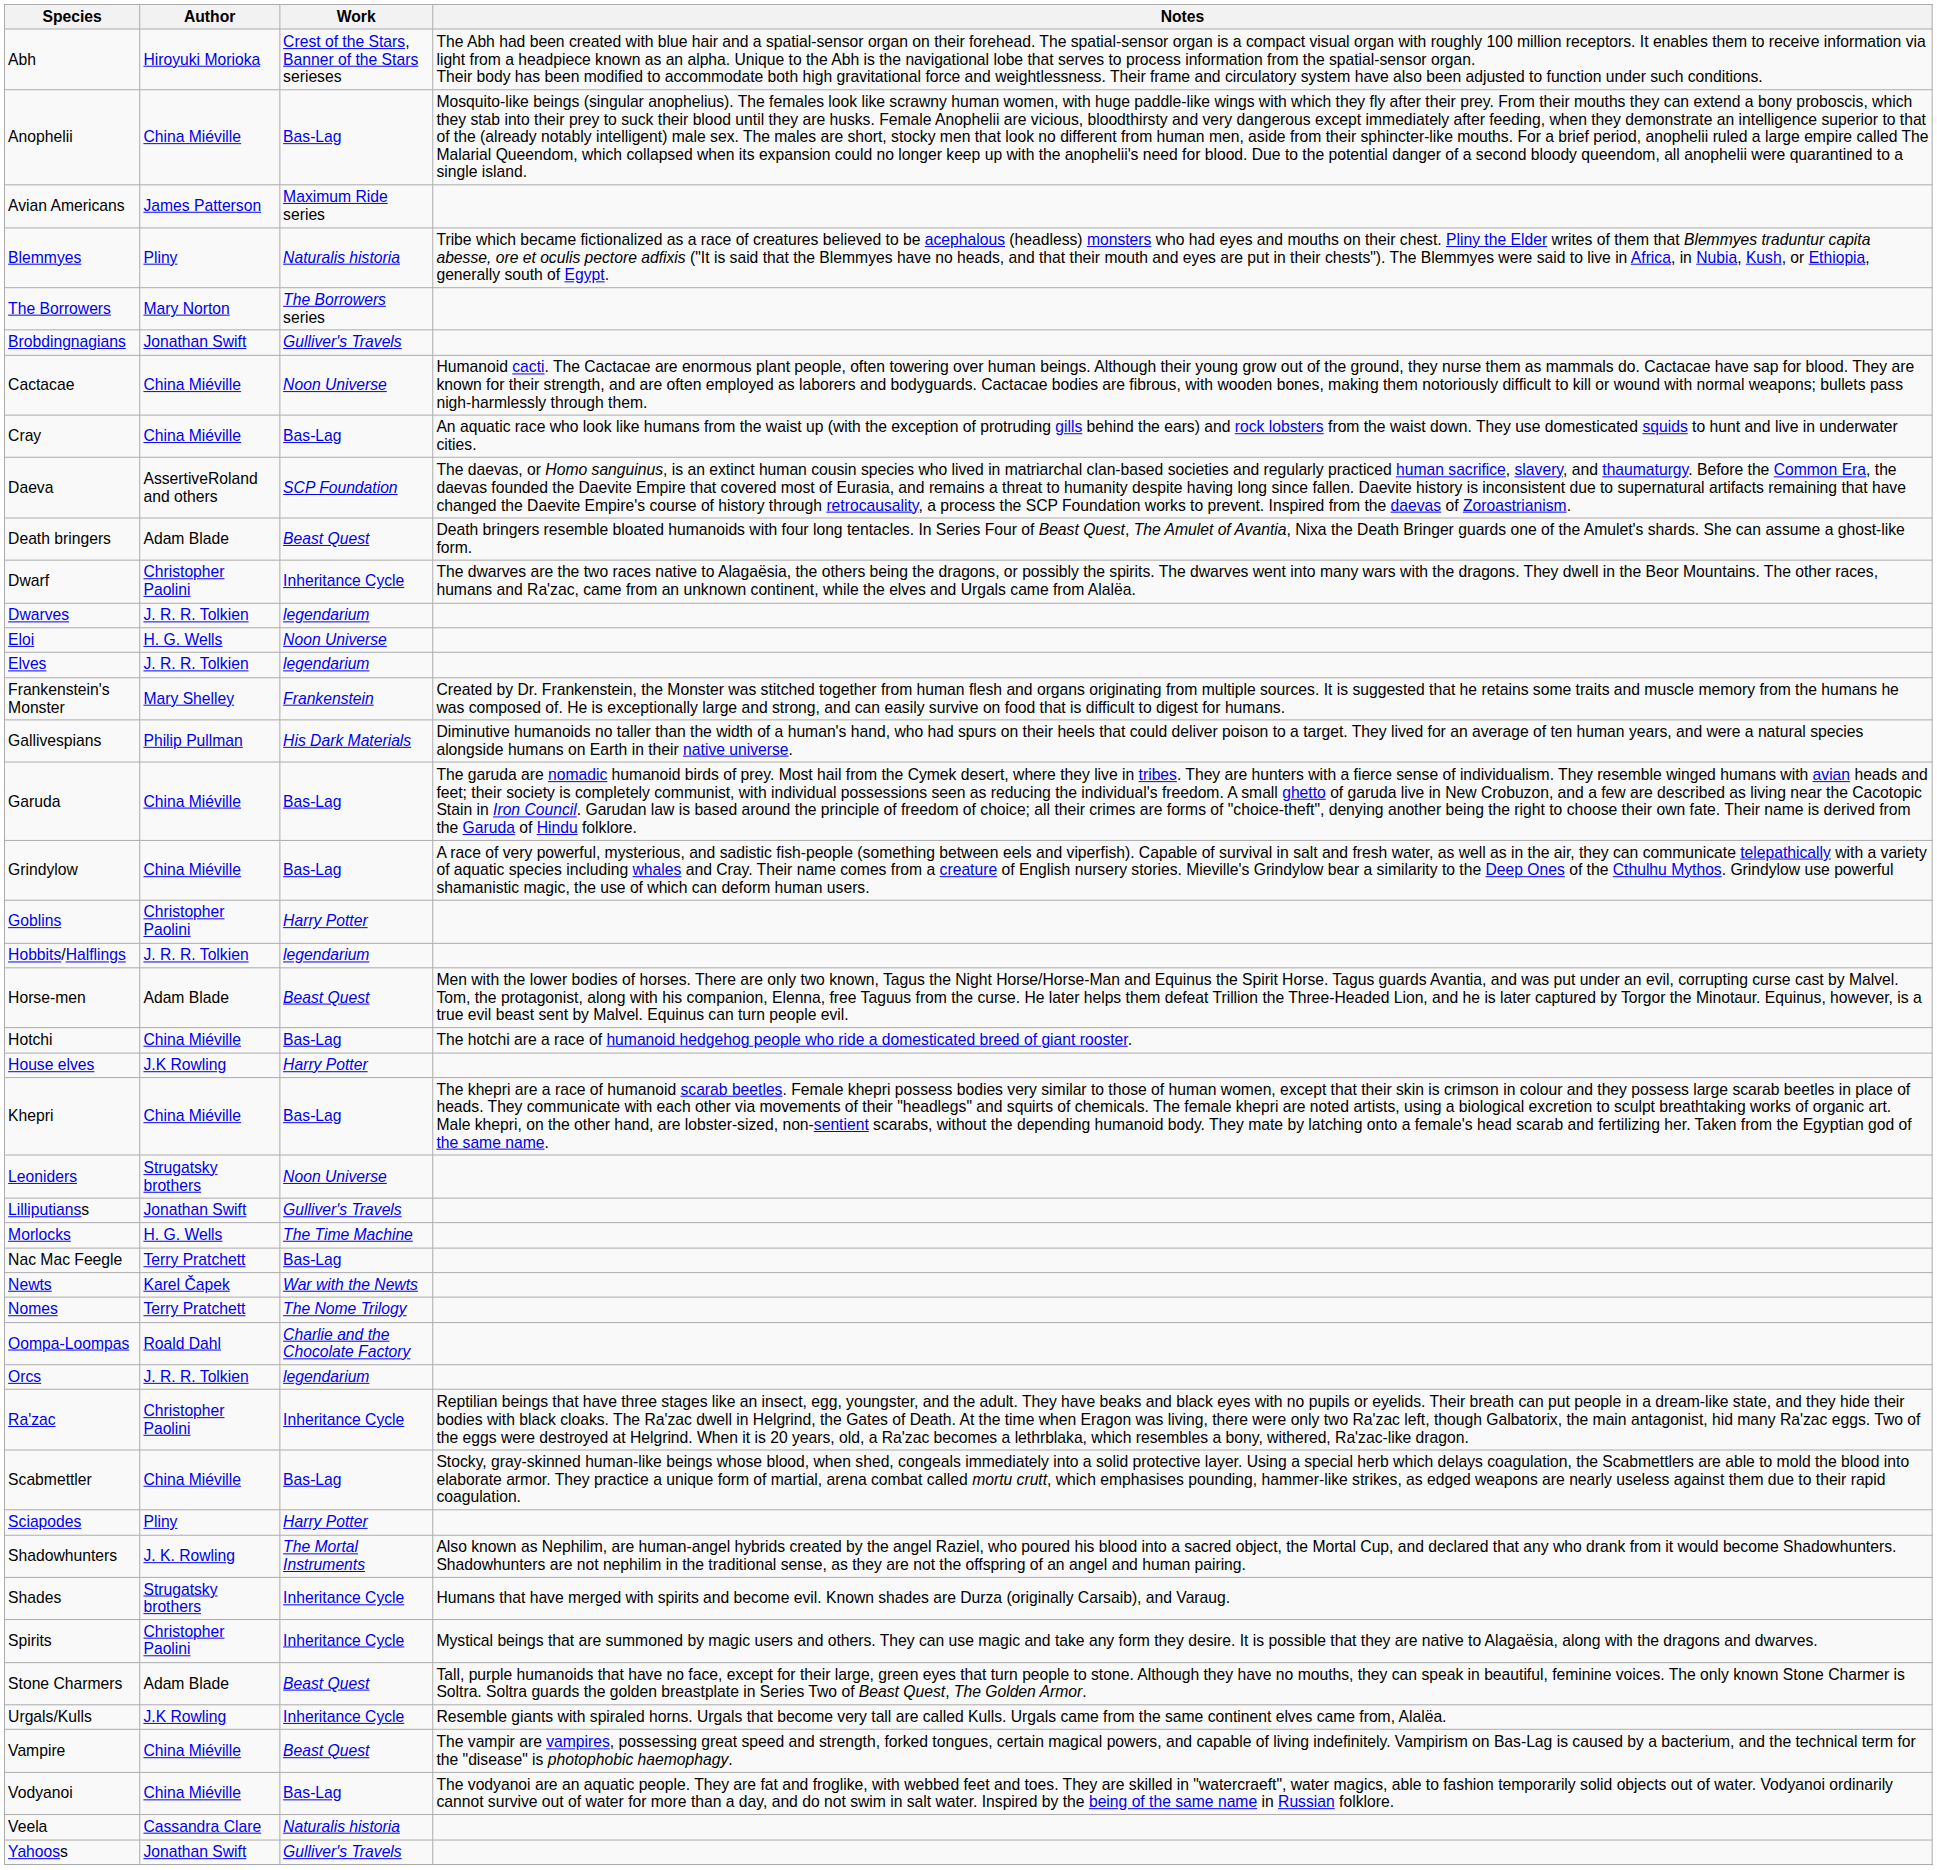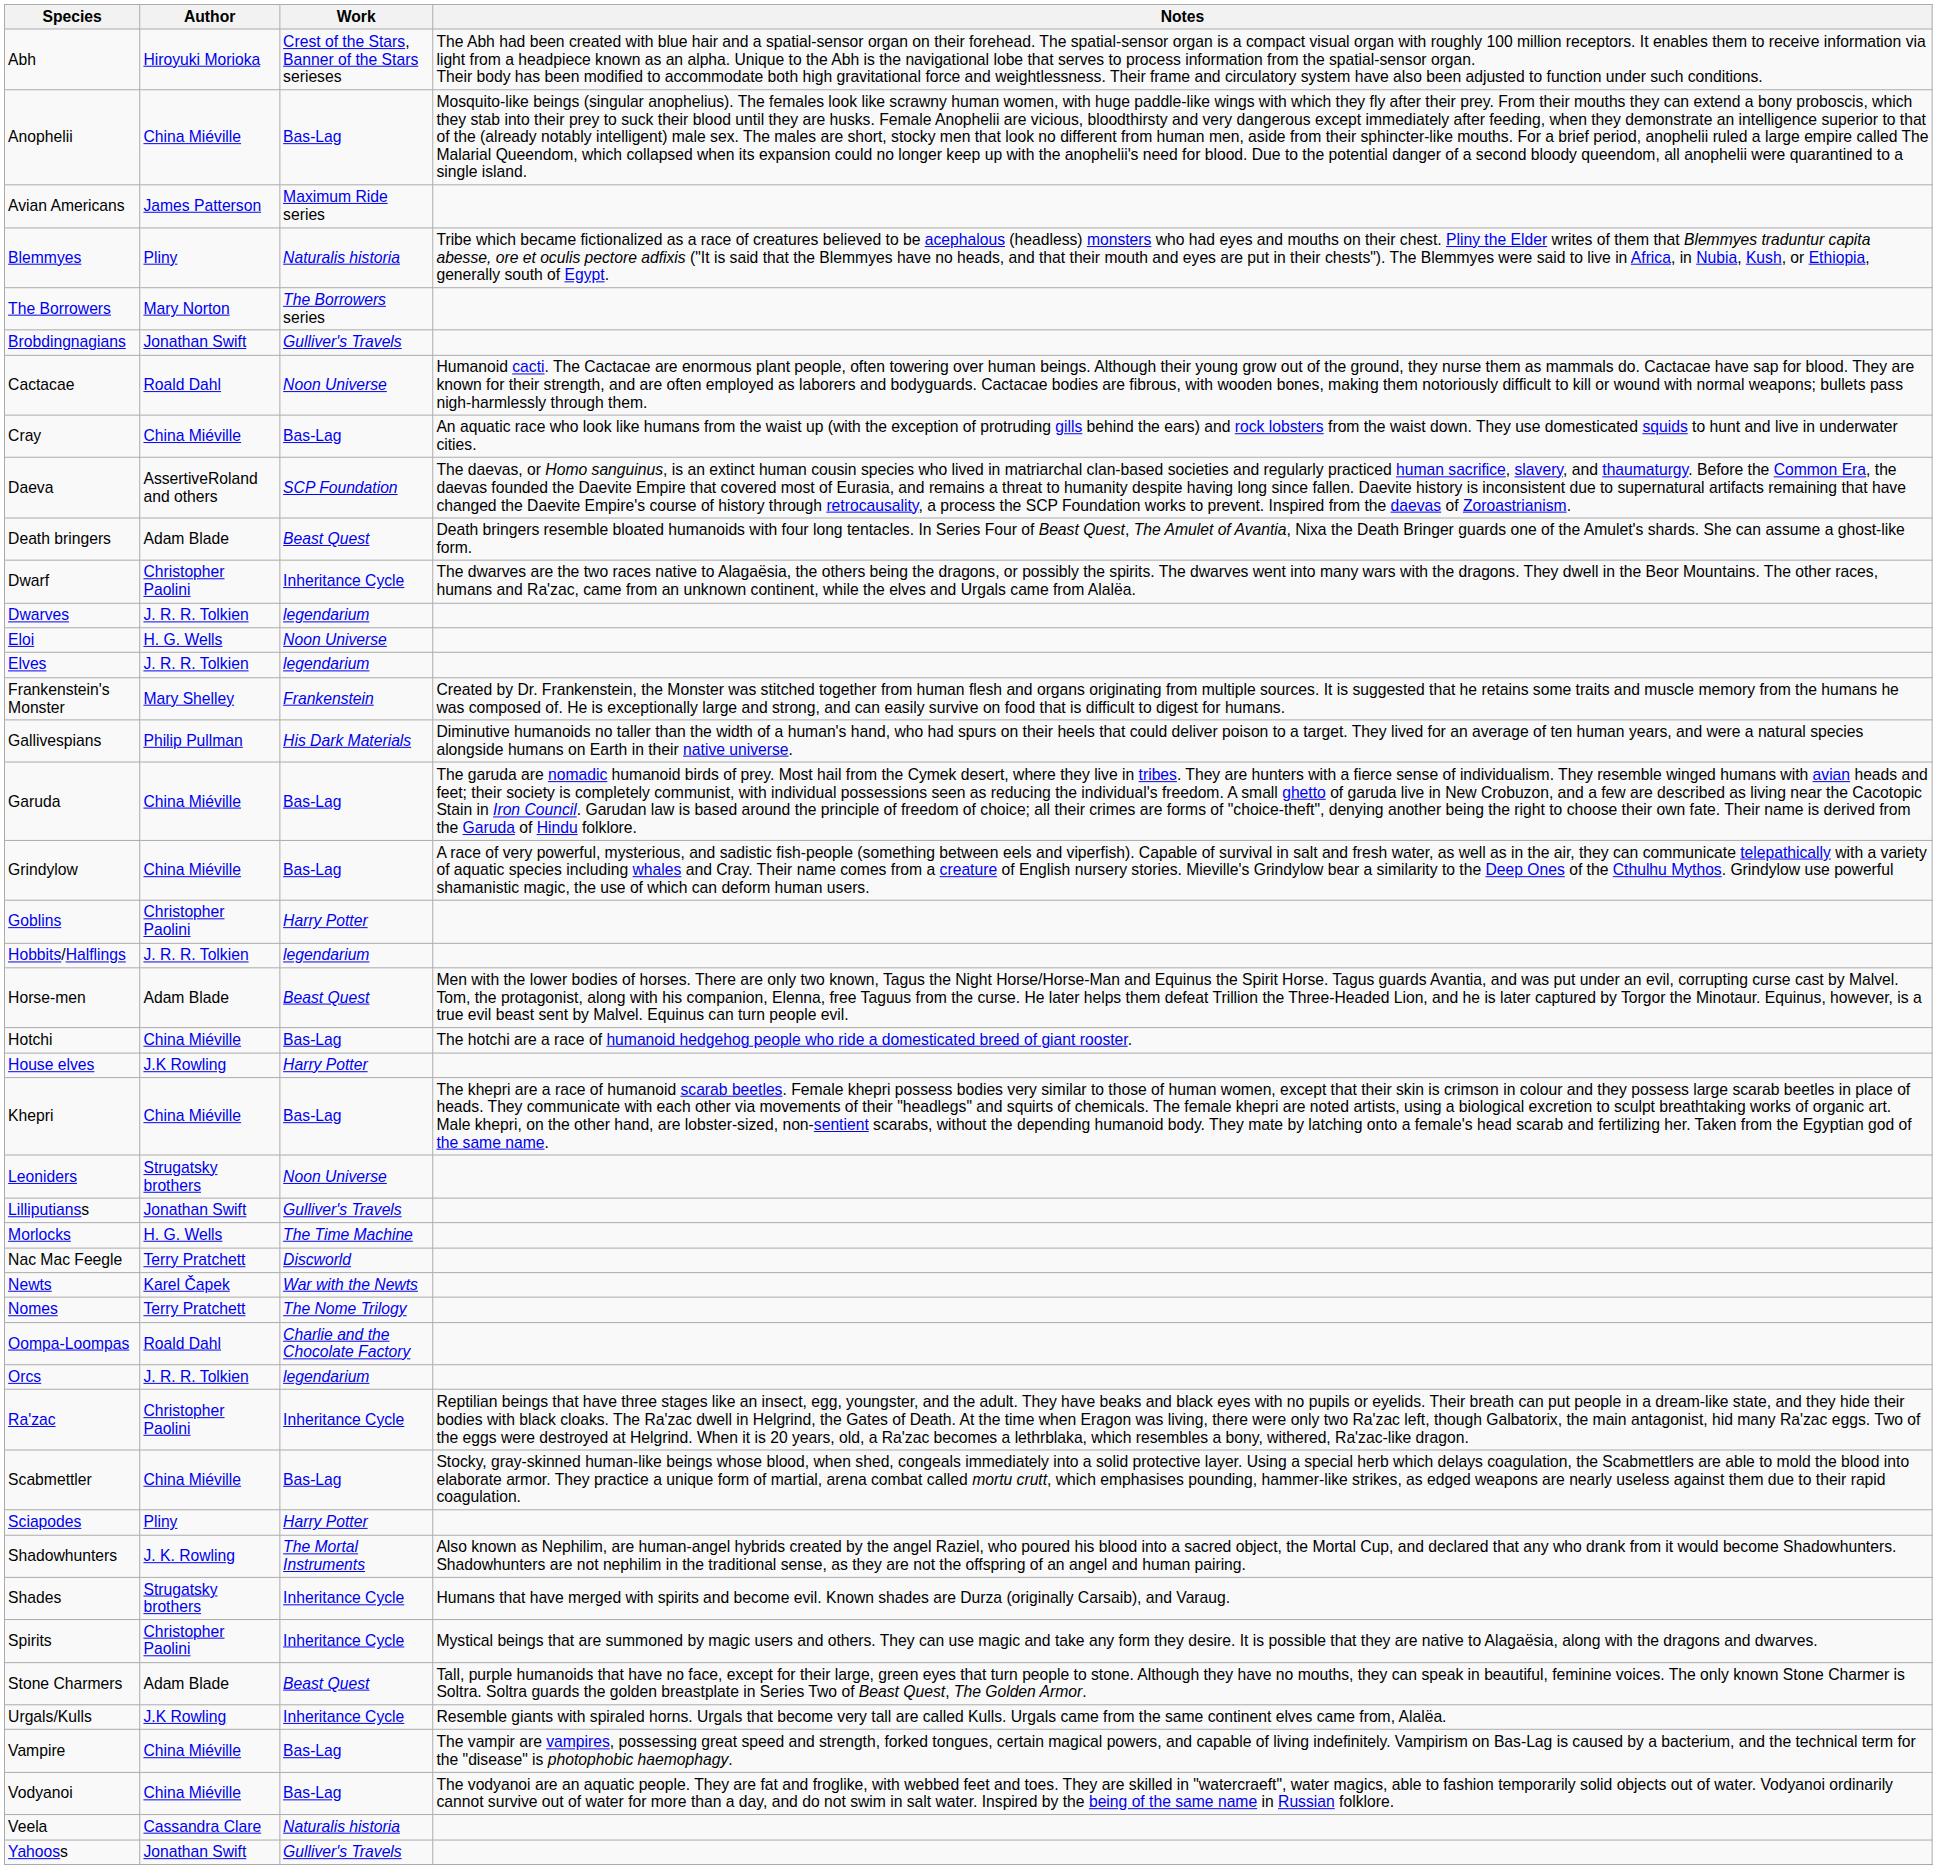(192, 385) China Miéville -> (182, 385) Roald Dahl
(312, 1260) Bas-Lag -> (317, 1260) Discworld
(326, 1750) Beast Quest -> (312, 1750) Bas-Lag
